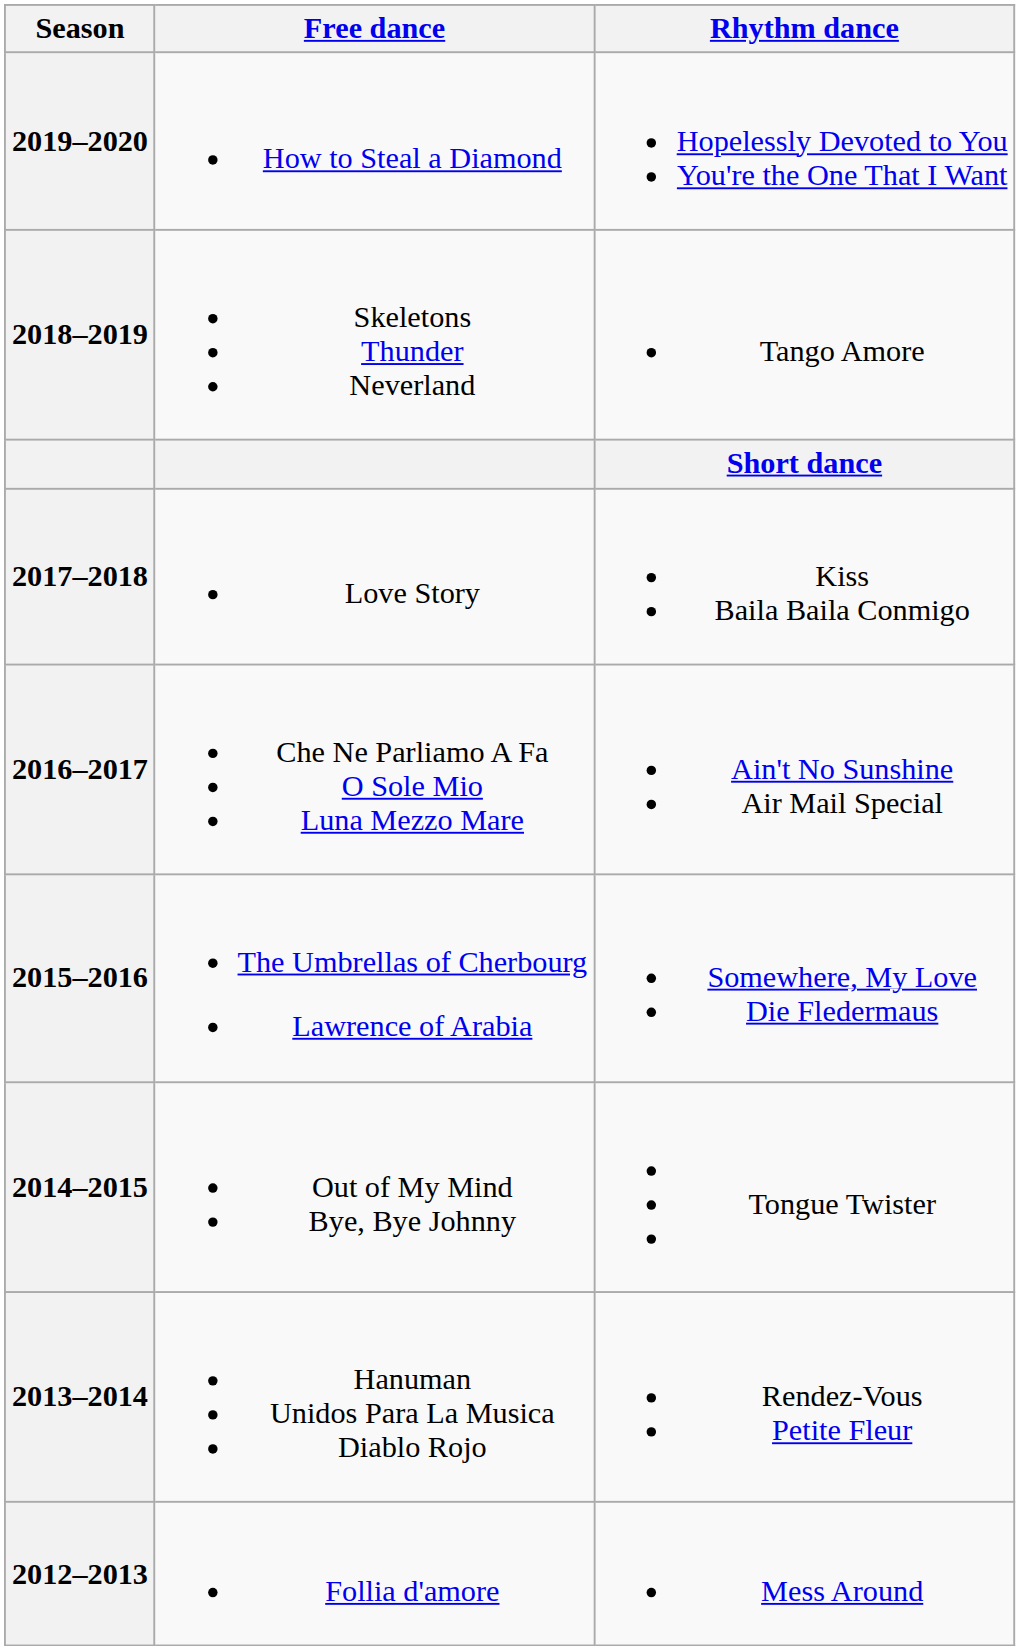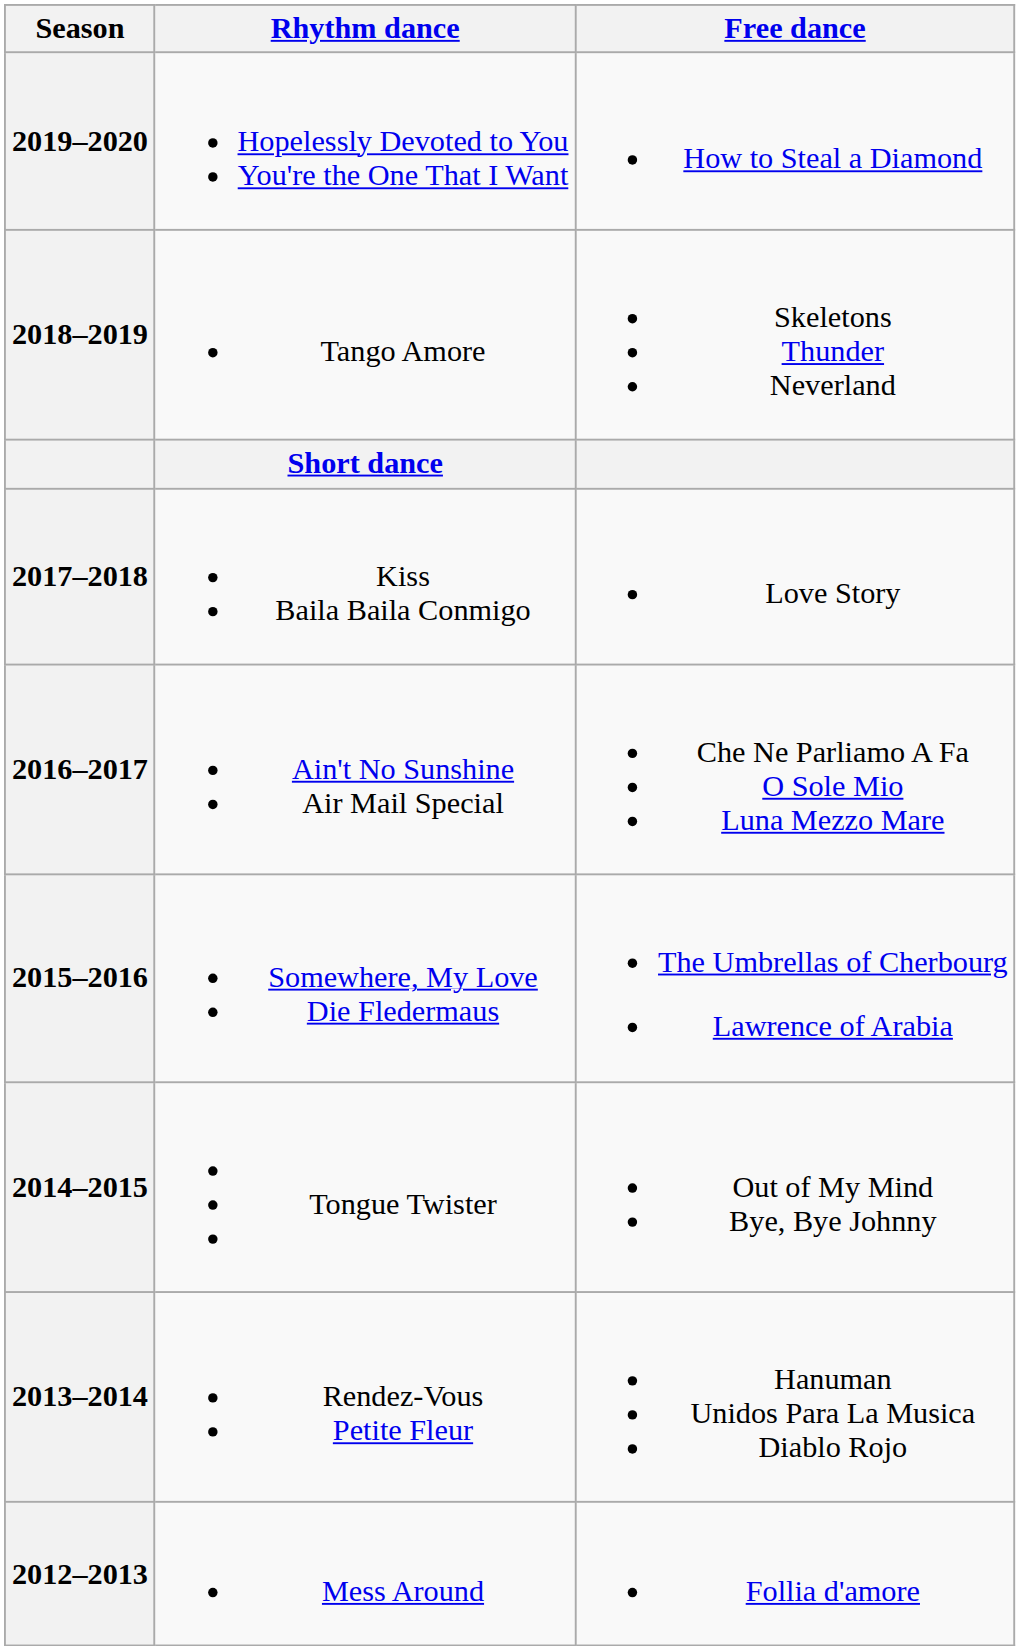columns swapped: (804, 28) <-> (375, 28)
